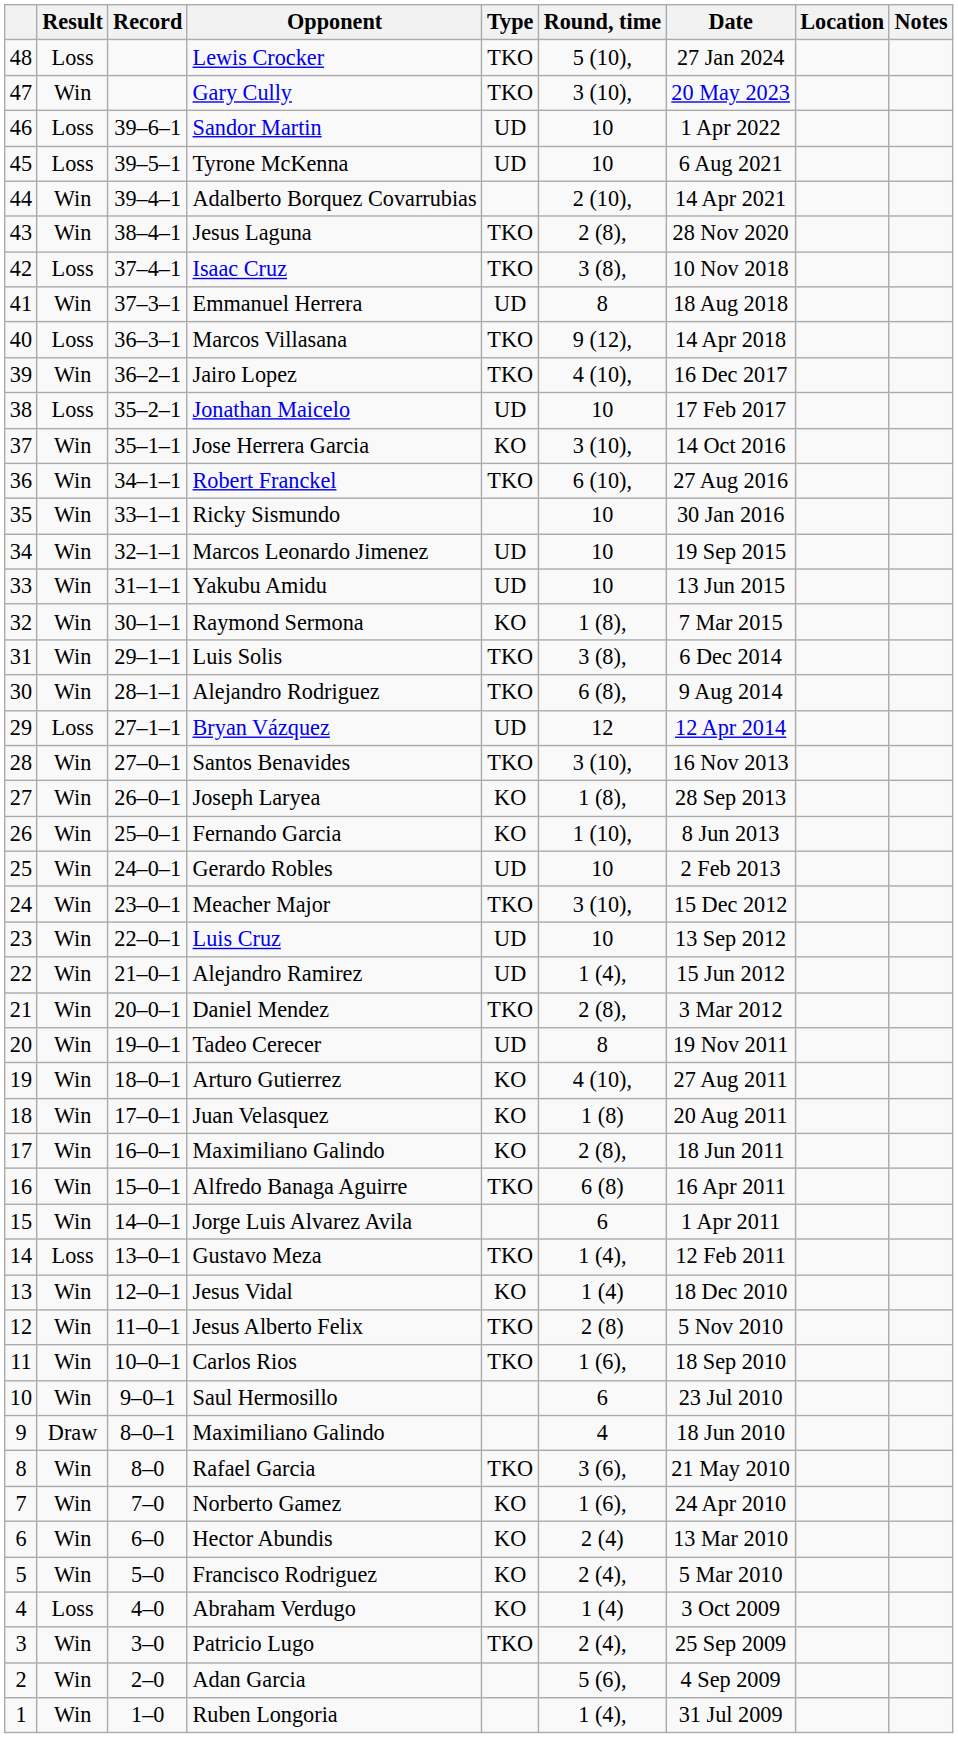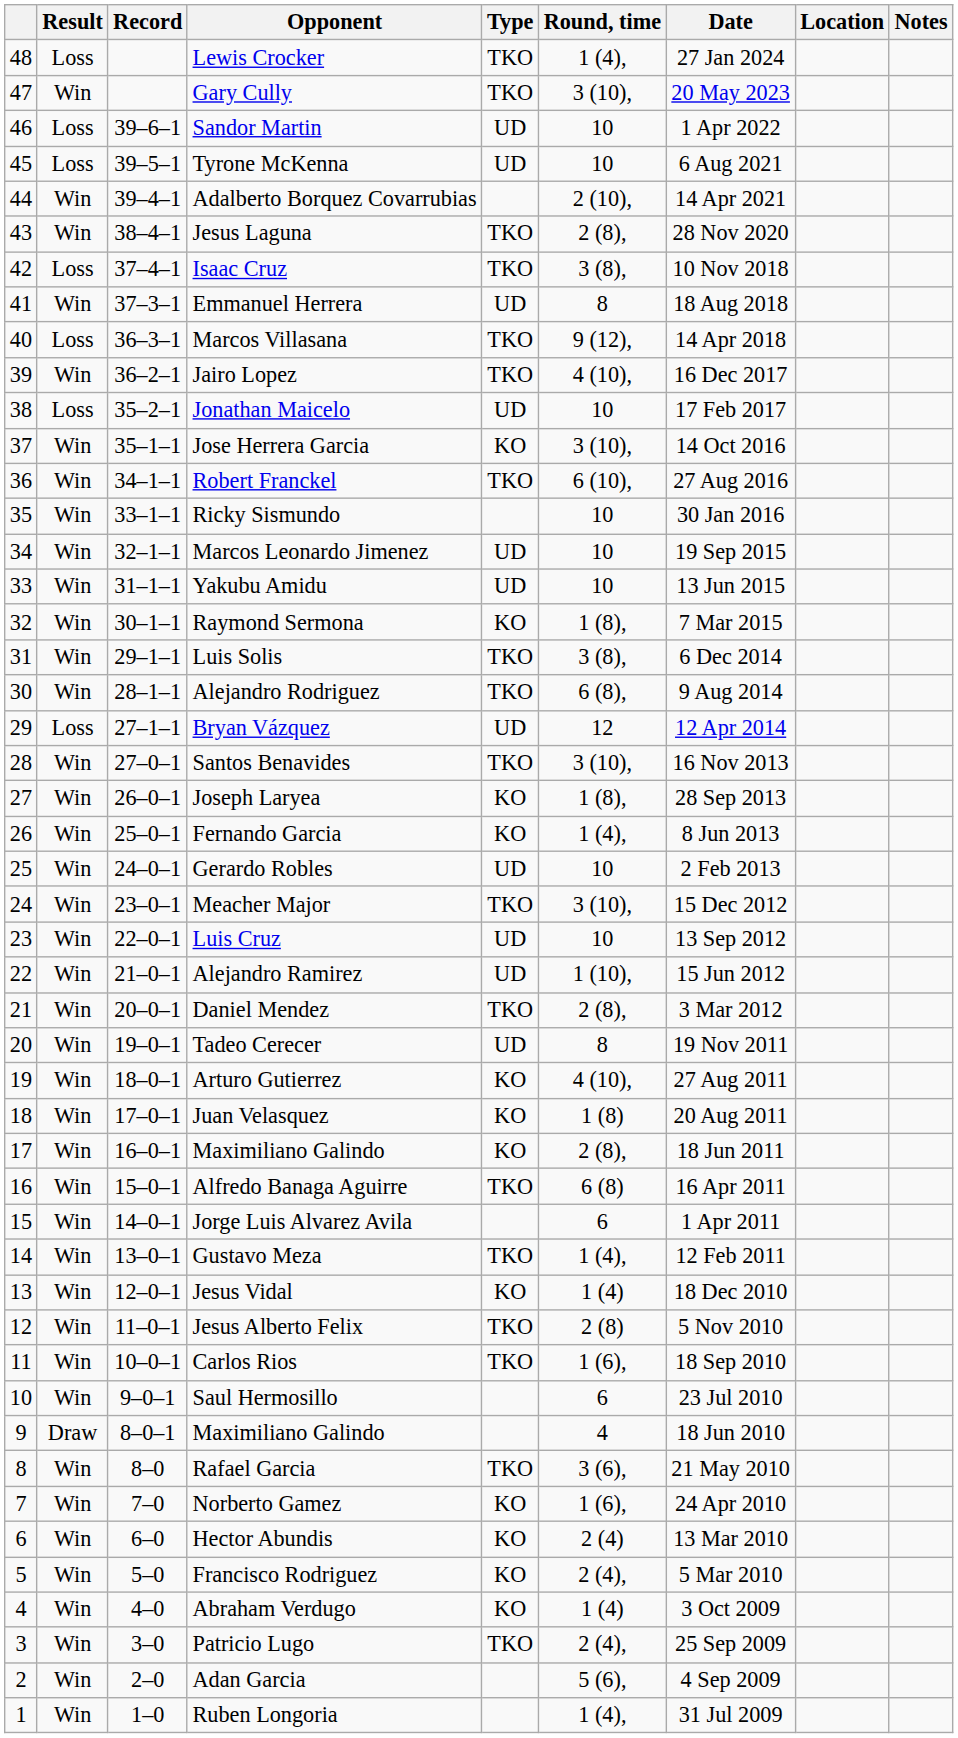(602, 57) 5 (10), -> (602, 57) 1 (4),
(602, 833) 1 (10), -> (602, 833) 1 (4),
(602, 974) 1 (4), -> (602, 974) 1 (10),
(73, 1256) Loss -> (73, 1256) Win
(73, 1609) Loss -> (73, 1609) Win
